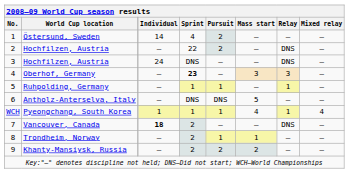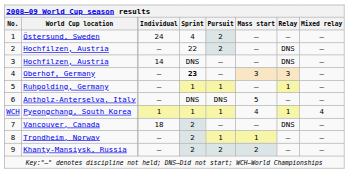(159, 36) 14 -> (159, 36) 24
(159, 61) 24 -> (159, 61) 14
(159, 124) bold -> (159, 124) normal
